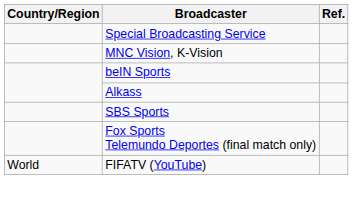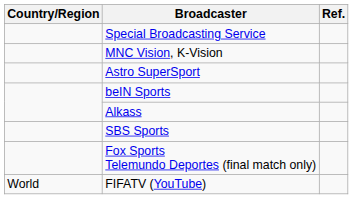+ row: (153, 72)
